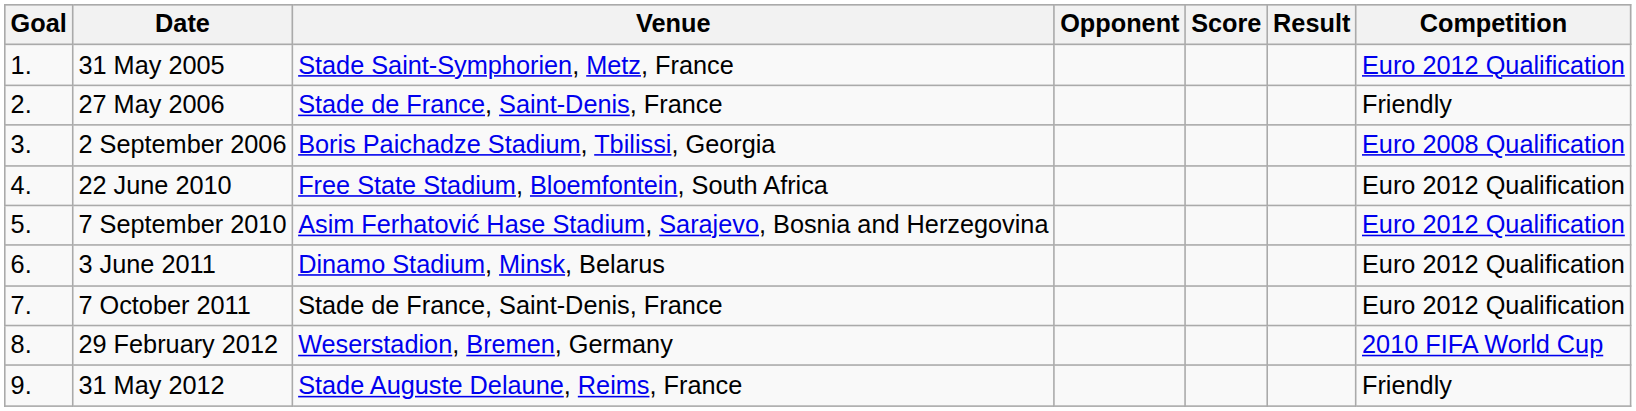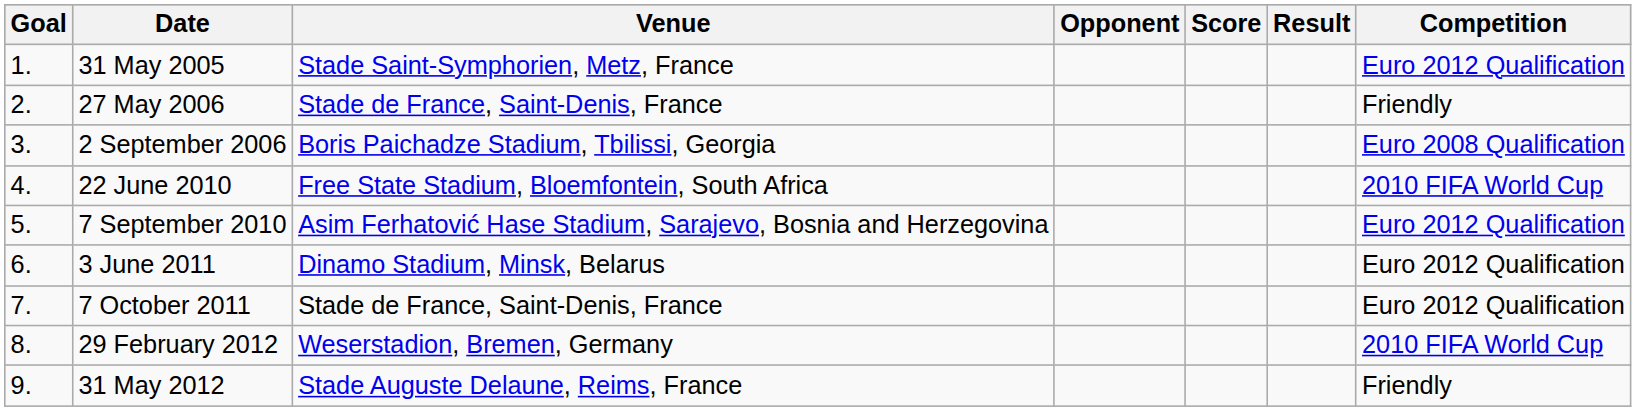(1493, 184) Euro 2012 Qualification -> (1483, 184) 2010 FIFA World Cup
